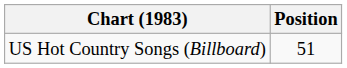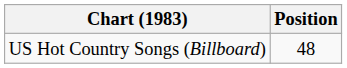(306, 48) 51 -> (306, 48) 48
